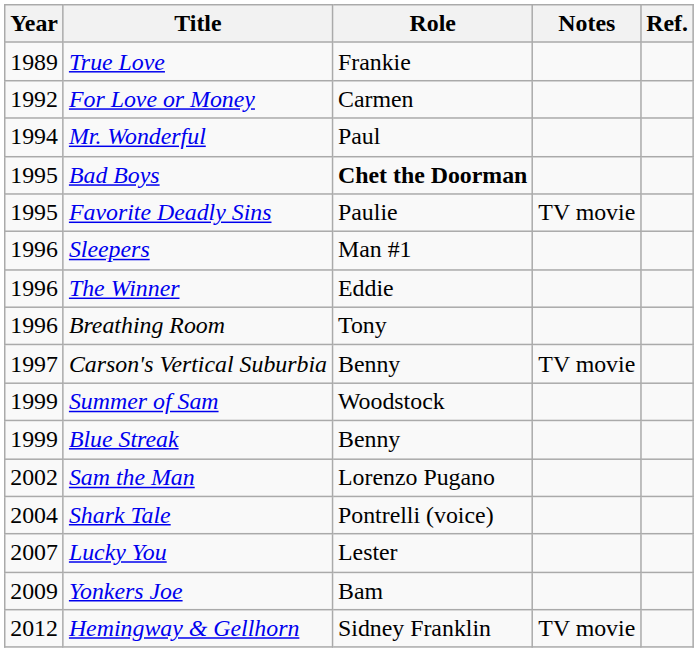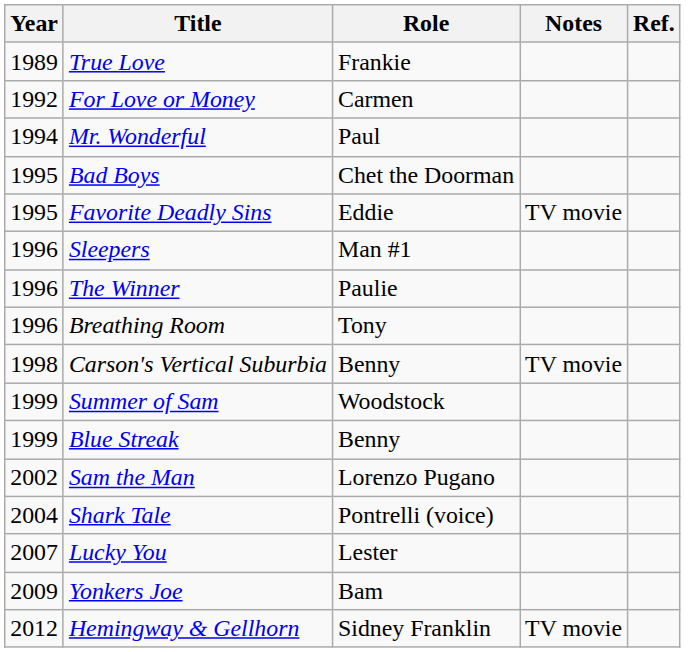(433, 174) bold -> (426, 174) normal
(368, 212) Paulie -> (366, 212) Eddie
(366, 288) Eddie -> (368, 288) Paulie
(34, 363) 1997 -> (34, 363) 1998
